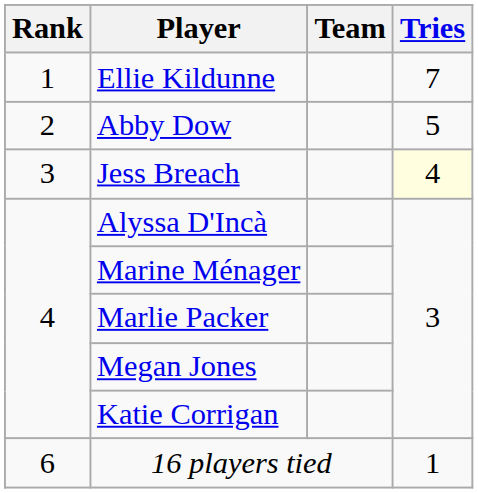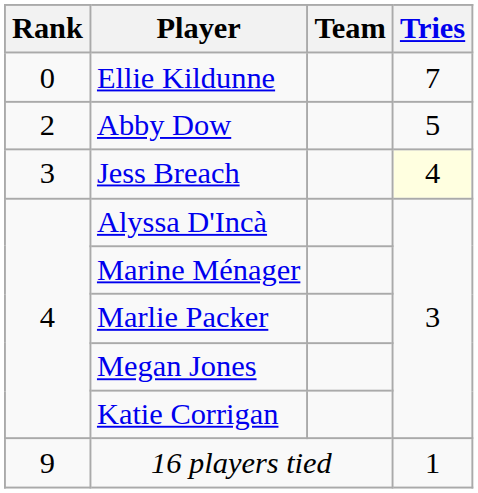(47, 76) 1 -> (47, 76) 0
(47, 462) 6 -> (47, 462) 9
